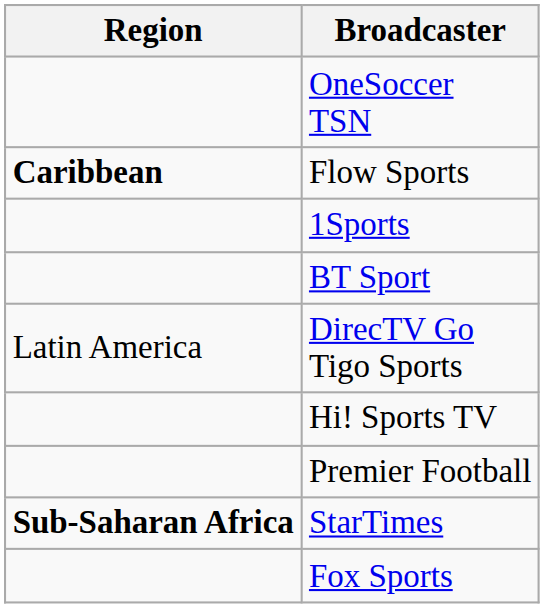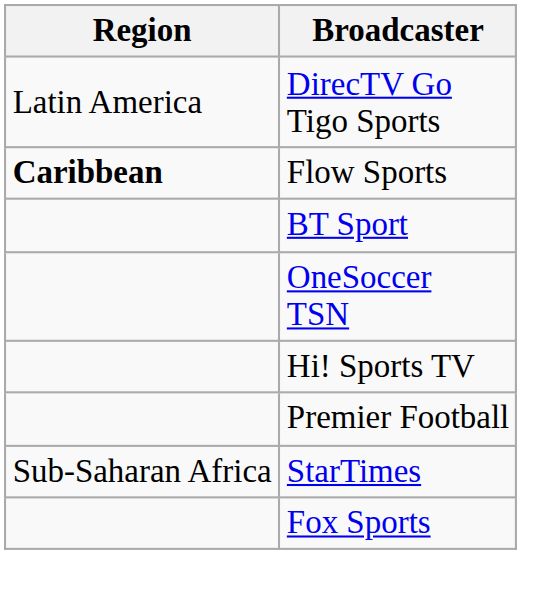rows swapped: (381, 101) <-> (391, 347)
- row: (359, 224)
(153, 522) bold -> (142, 470) normal
